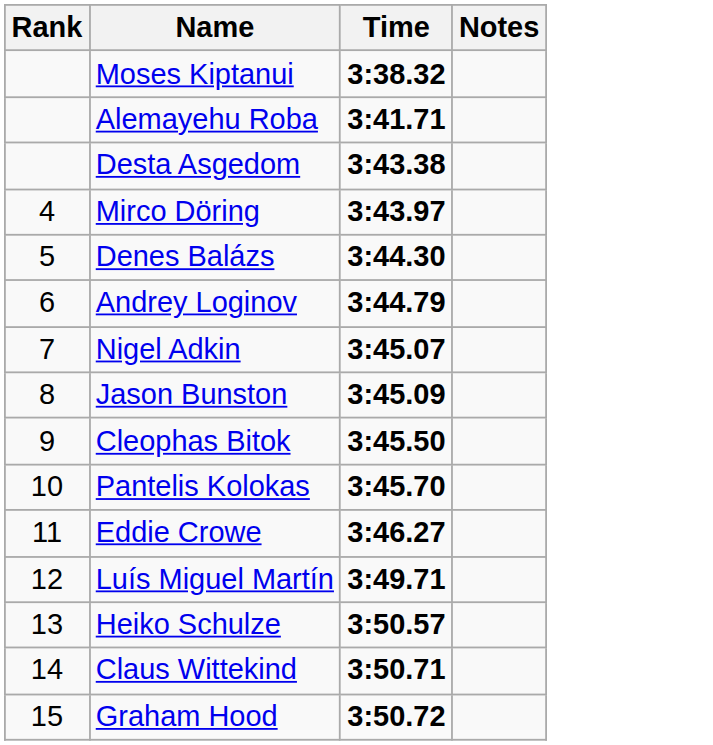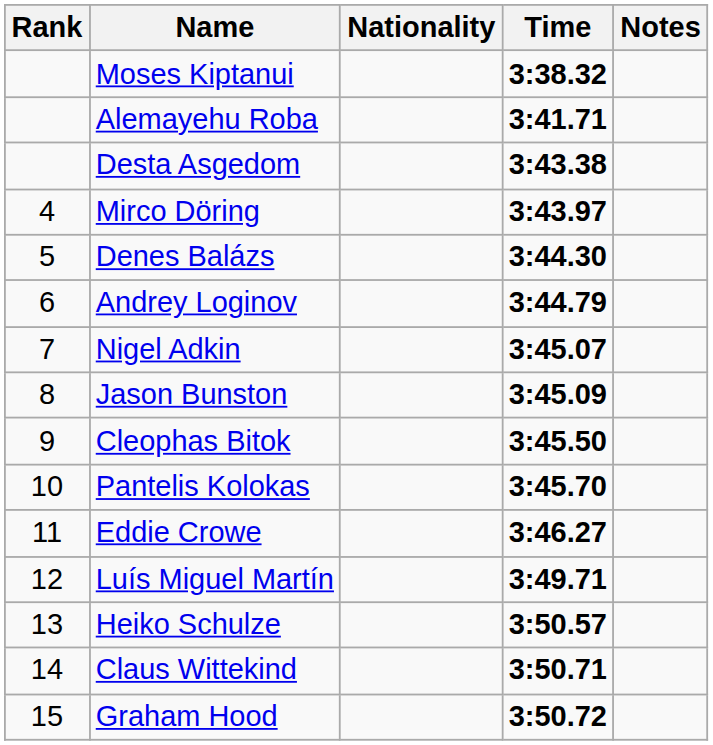+ column: (421, 27)
